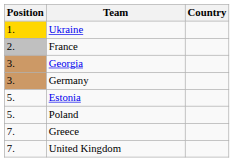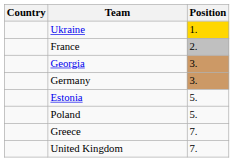columns swapped: (25, 13) <-> (207, 13)
